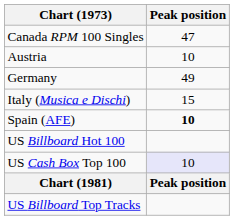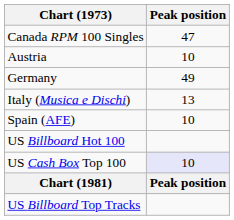(188, 99) 15 -> (188, 99) 13
(188, 120) bold -> (188, 120) normal
